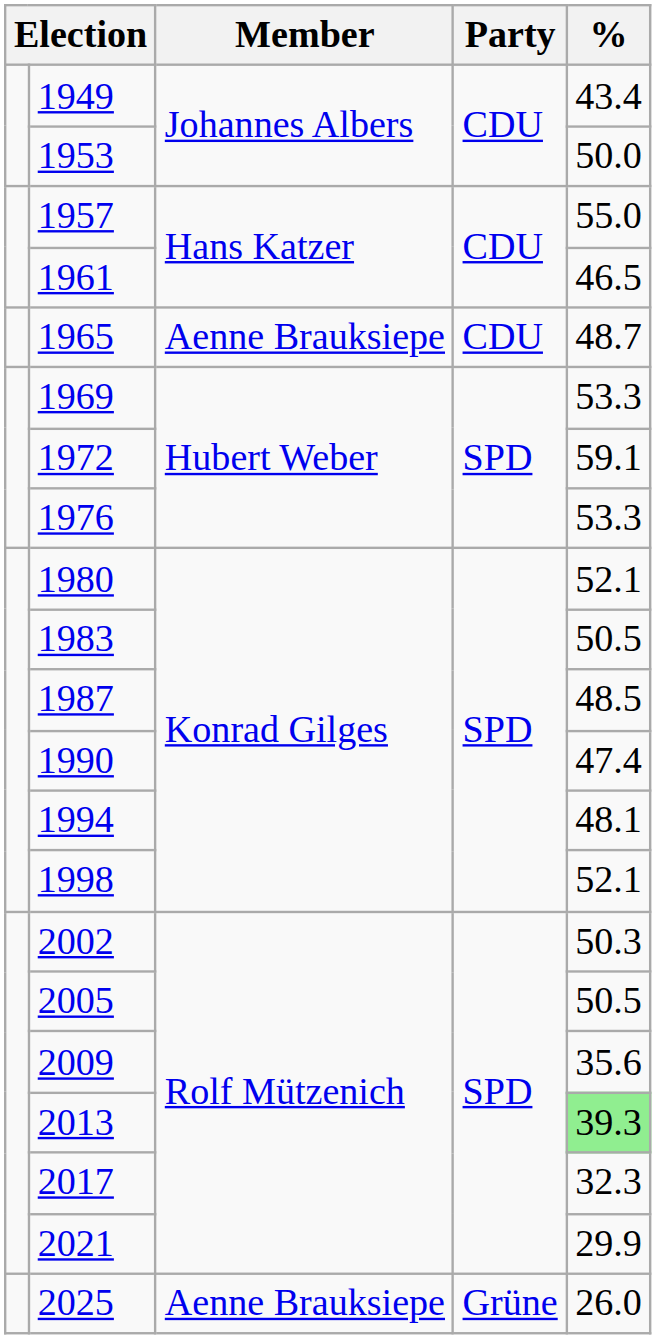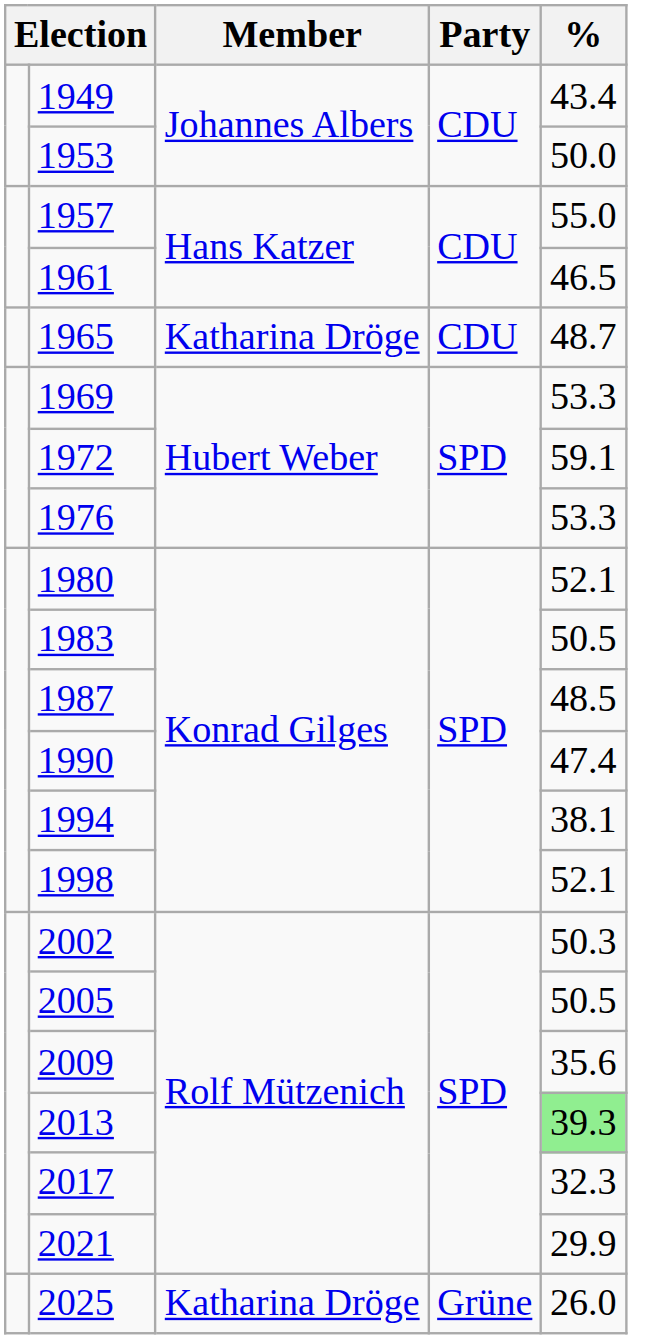(305, 336) Aenne Brauksiepe -> (292, 336) Katharina Dröge
(609, 819) 48.1 -> (583, 819) 38.1
(305, 1302) Aenne Brauksiepe -> (292, 1302) Katharina Dröge
